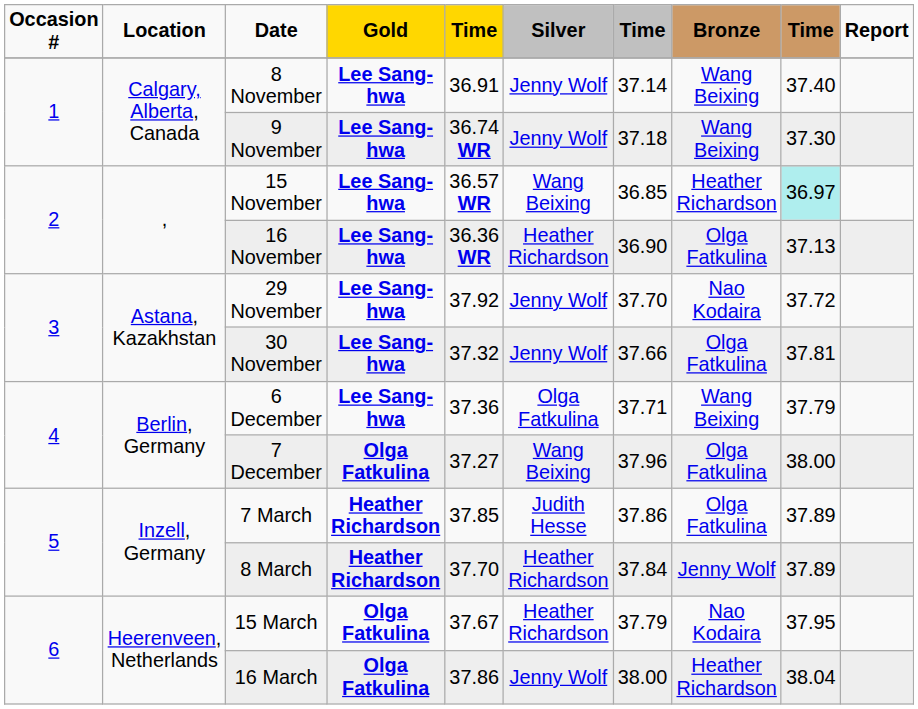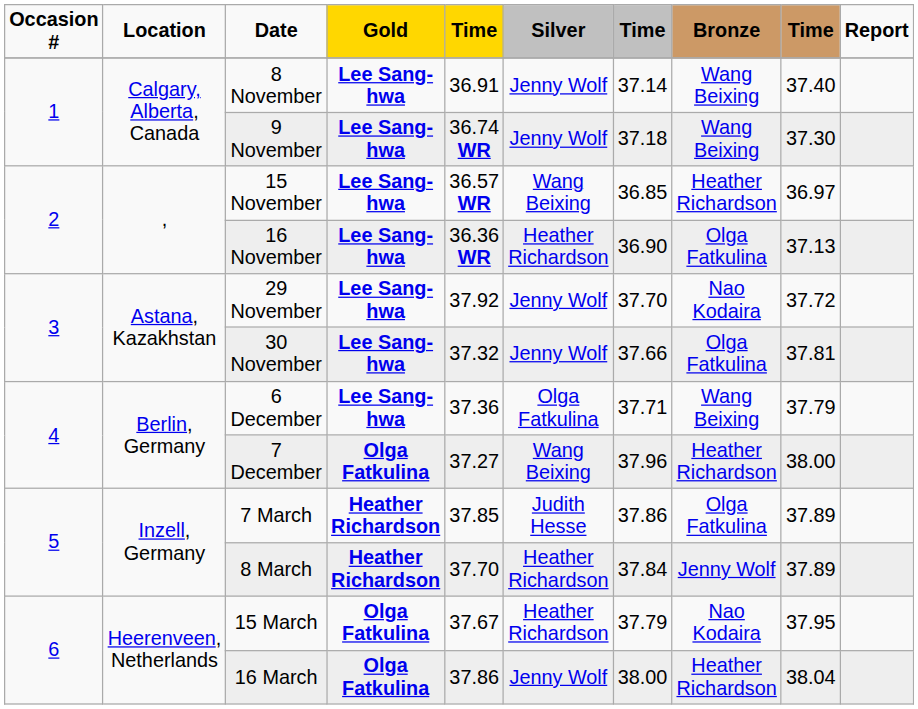(811, 192) paleturquoise background -> (811, 192) no background
(727, 461) Olga Fatkulina -> (727, 461) Heather Richardson
